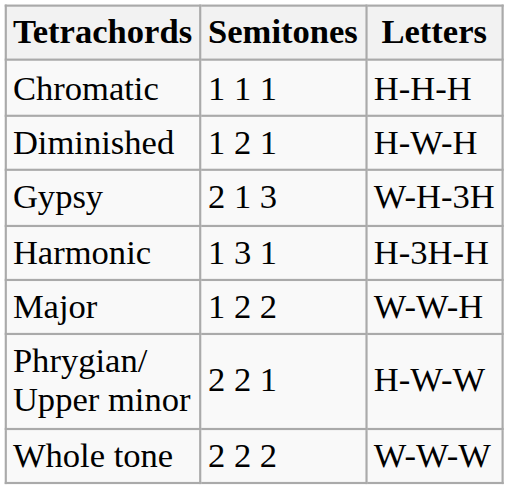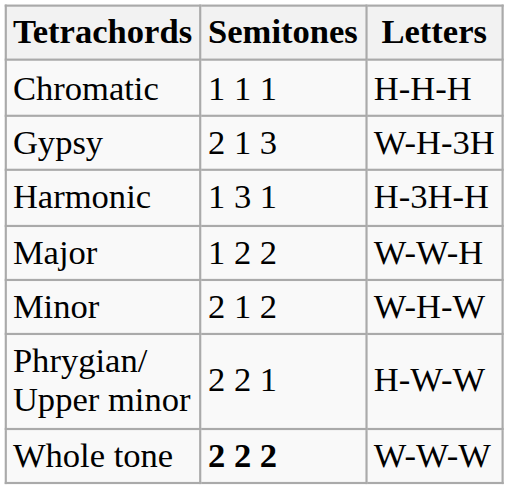- row: (94, 142)
+ row: (56, 306)
(243, 455) normal -> (243, 455) bold
